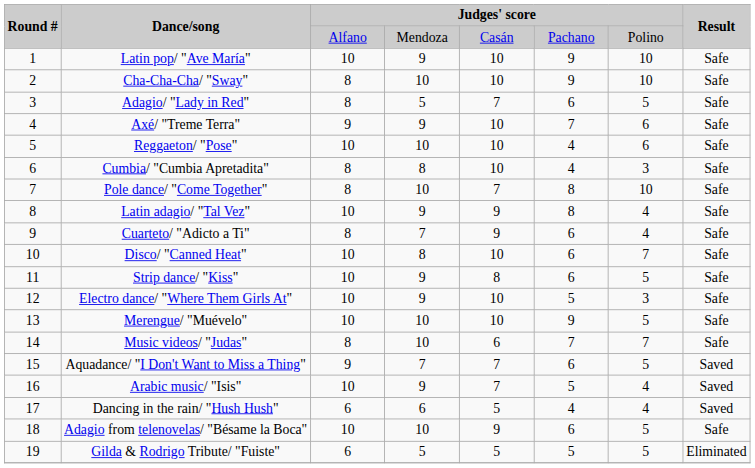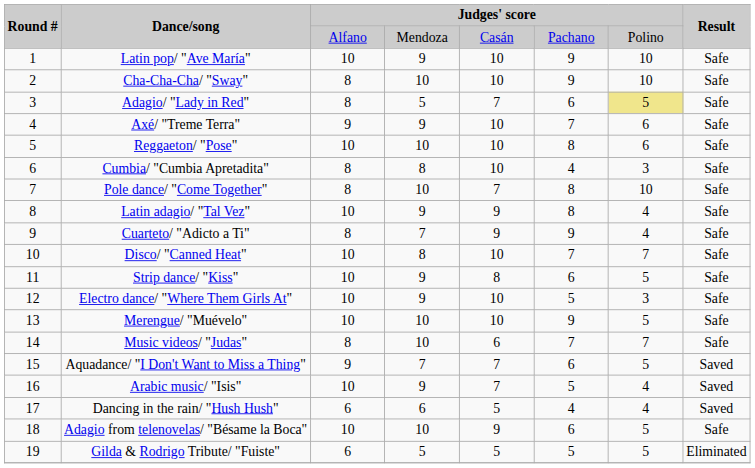(646, 102) no background -> (646, 102) khaki background
(571, 146) 4 -> (571, 146) 8
(571, 233) 6 -> (571, 233) 9
(571, 255) 6 -> (571, 255) 7
